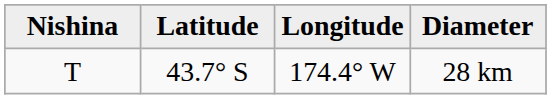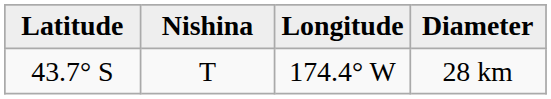columns swapped: (72, 26) <-> (207, 26)
